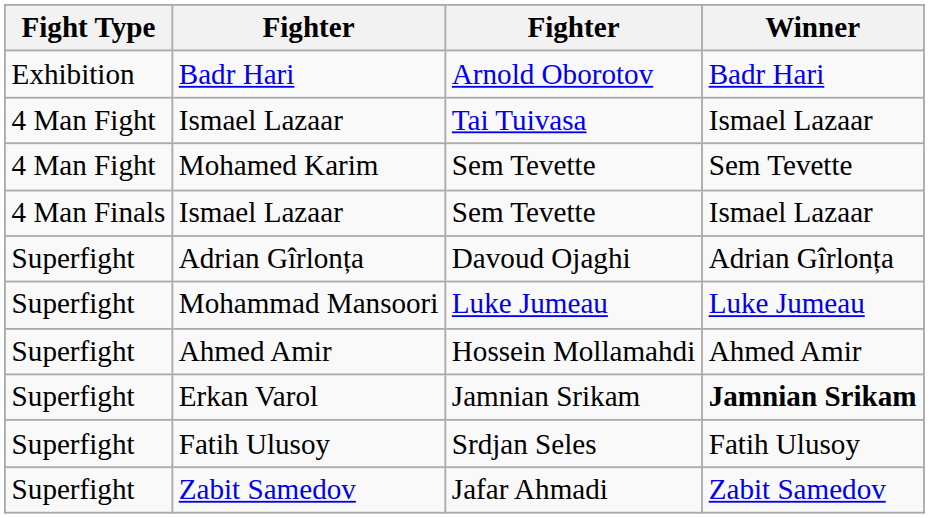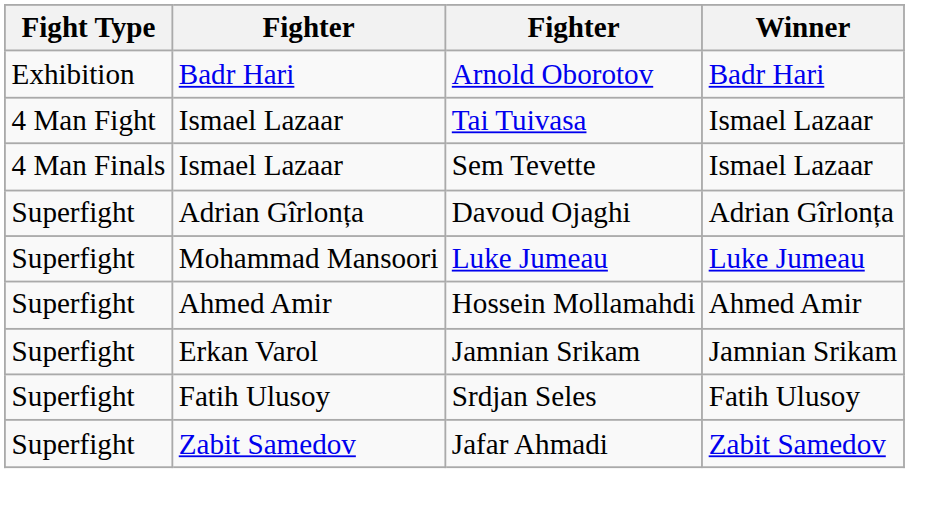- row: (279, 166)
(813, 397) bold -> (803, 350) normal
